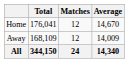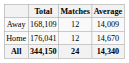rows swapped: (16, 24) <-> (16, 37)
